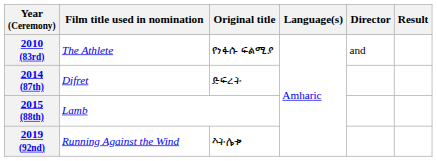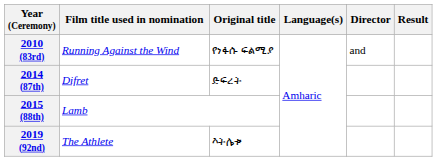(88, 50) The Athlete -> (121, 50) Running Against the Wind
(121, 141) Running Against the Wind -> (88, 141) The Athlete
